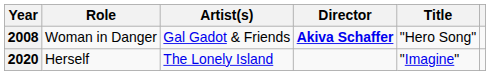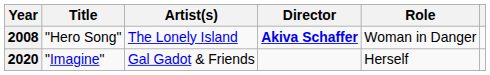columns swapped: (438, 15) <-> (101, 15)
(227, 37) Gal Gadot & Friends -> (183, 37) The Lonely Island
(218, 59) The Lonely Island -> (191, 59) Gal Gadot & Friends
